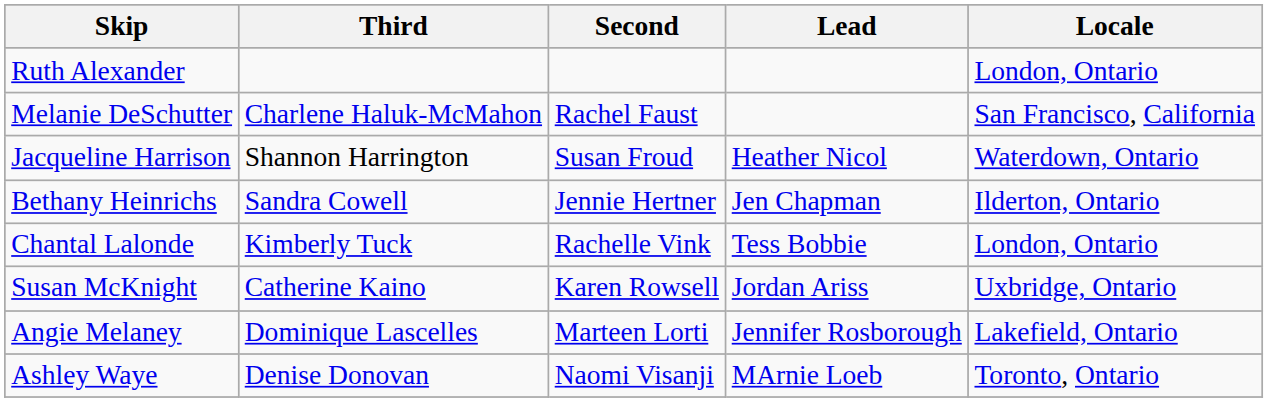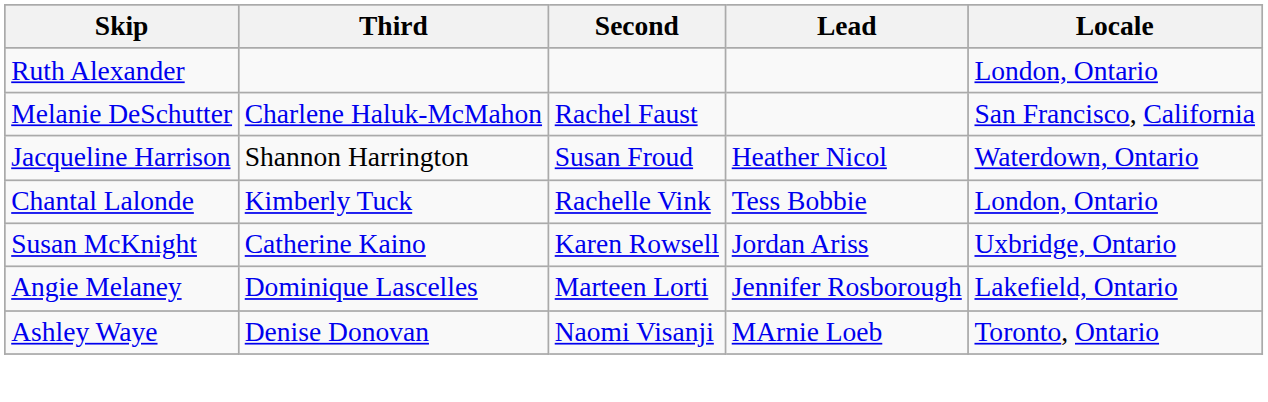- row: (114, 200)
